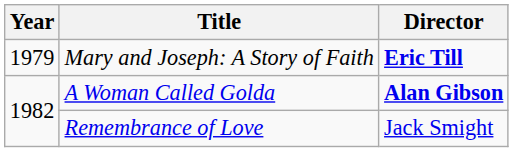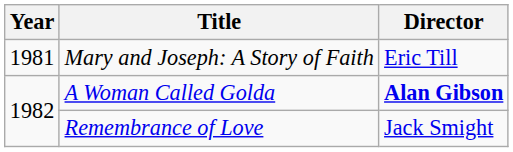(32, 57) 1979 -> (32, 57) 1981
(424, 57) bold -> (421, 57) normal
